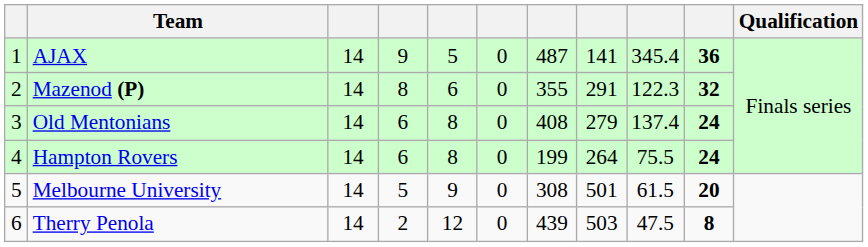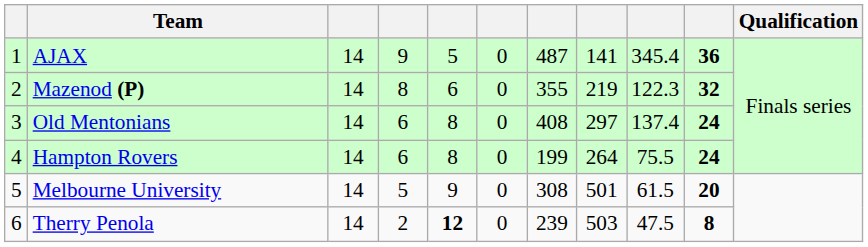(602, 88) 291 -> (602, 88) 219
(602, 122) 279 -> (602, 122) 297
(452, 223) normal -> (452, 223) bold
(552, 223) 439 -> (552, 223) 239
